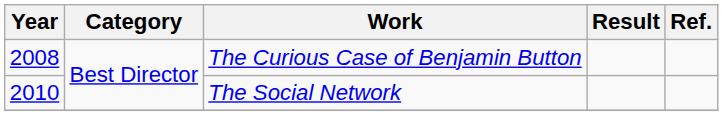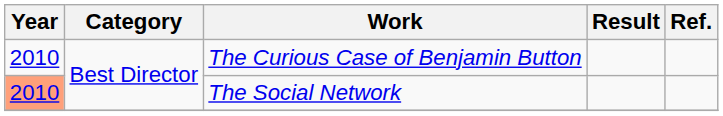(35, 57) 2008 -> (35, 57) 2010
(35, 92) no background -> (35, 92) lightsalmon background
